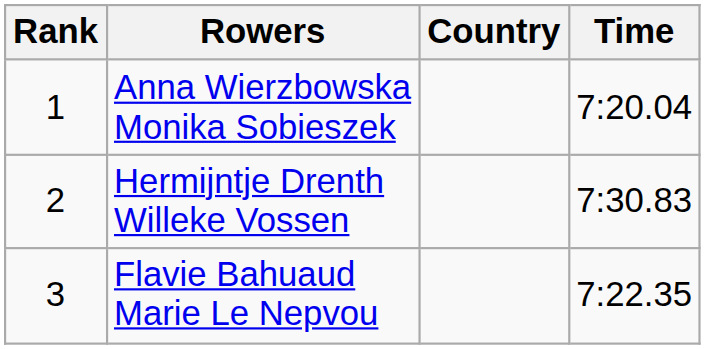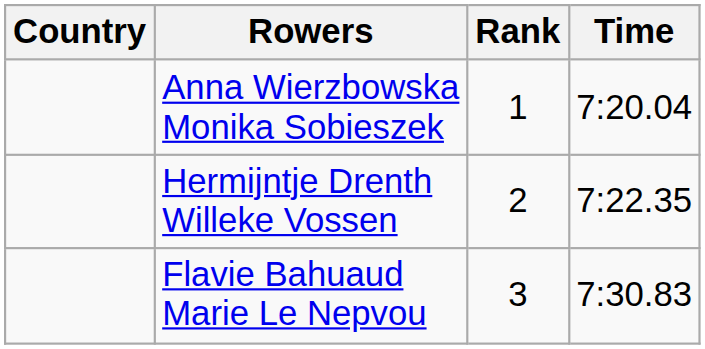columns swapped: (56, 32) <-> (494, 32)
(634, 200) 7:30.83 -> (634, 200) 7:22.35
(634, 294) 7:22.35 -> (634, 294) 7:30.83
